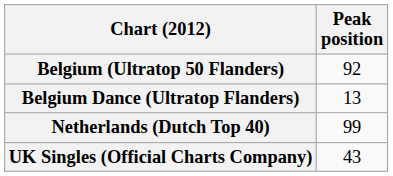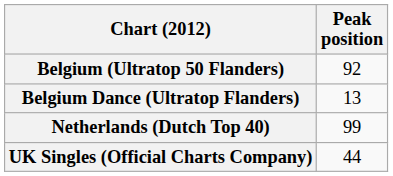(352, 156) 43 -> (352, 156) 44
